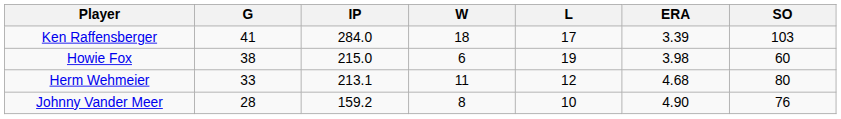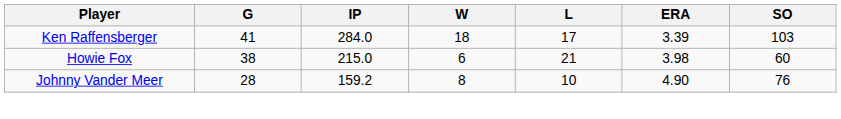(569, 59) 19 -> (569, 59) 21
- row: (99, 80)
